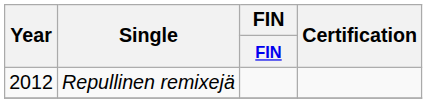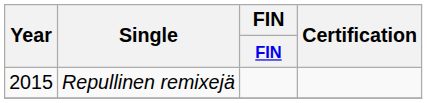(31, 82) 2012 -> (31, 82) 2015
